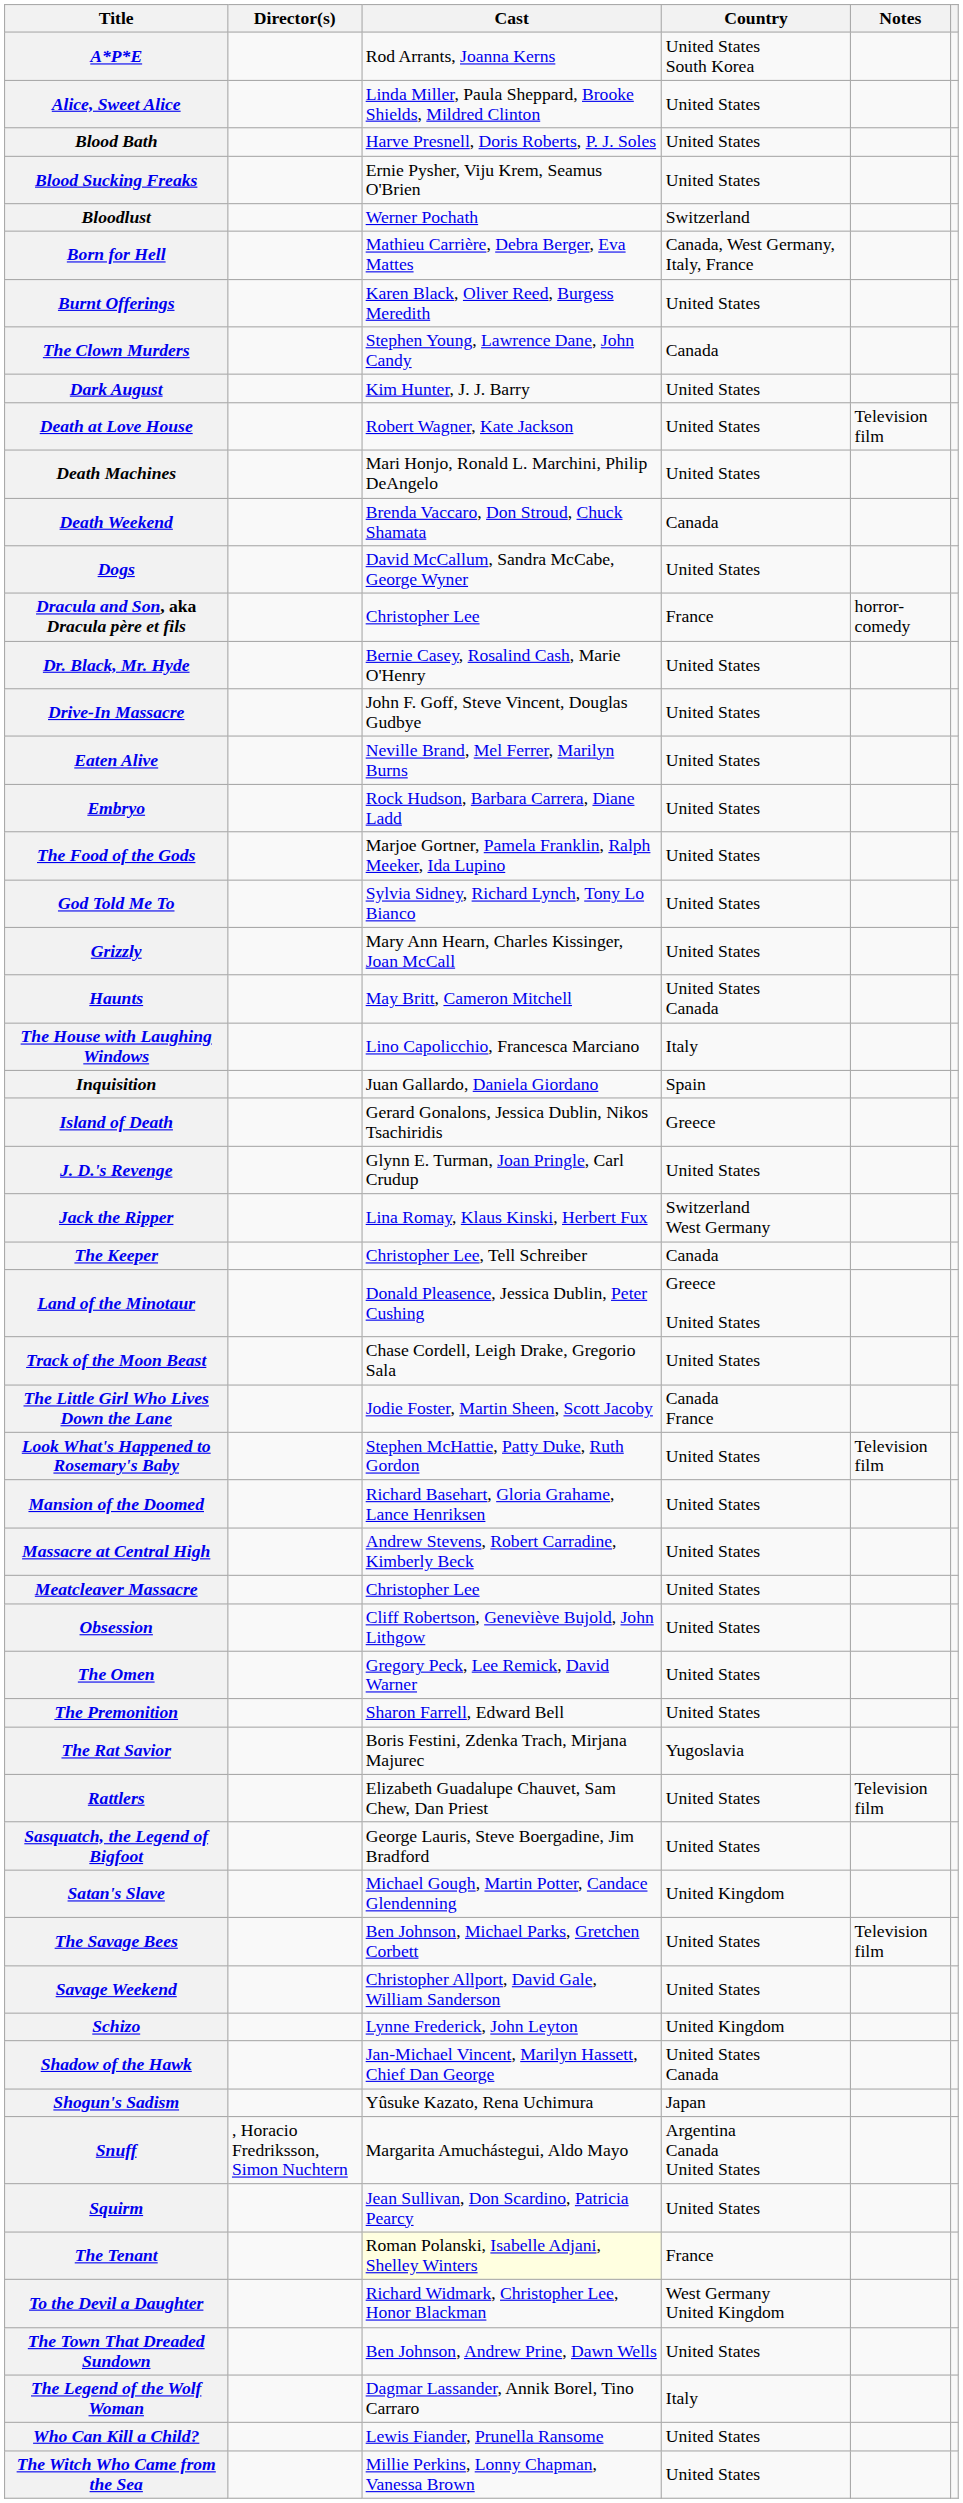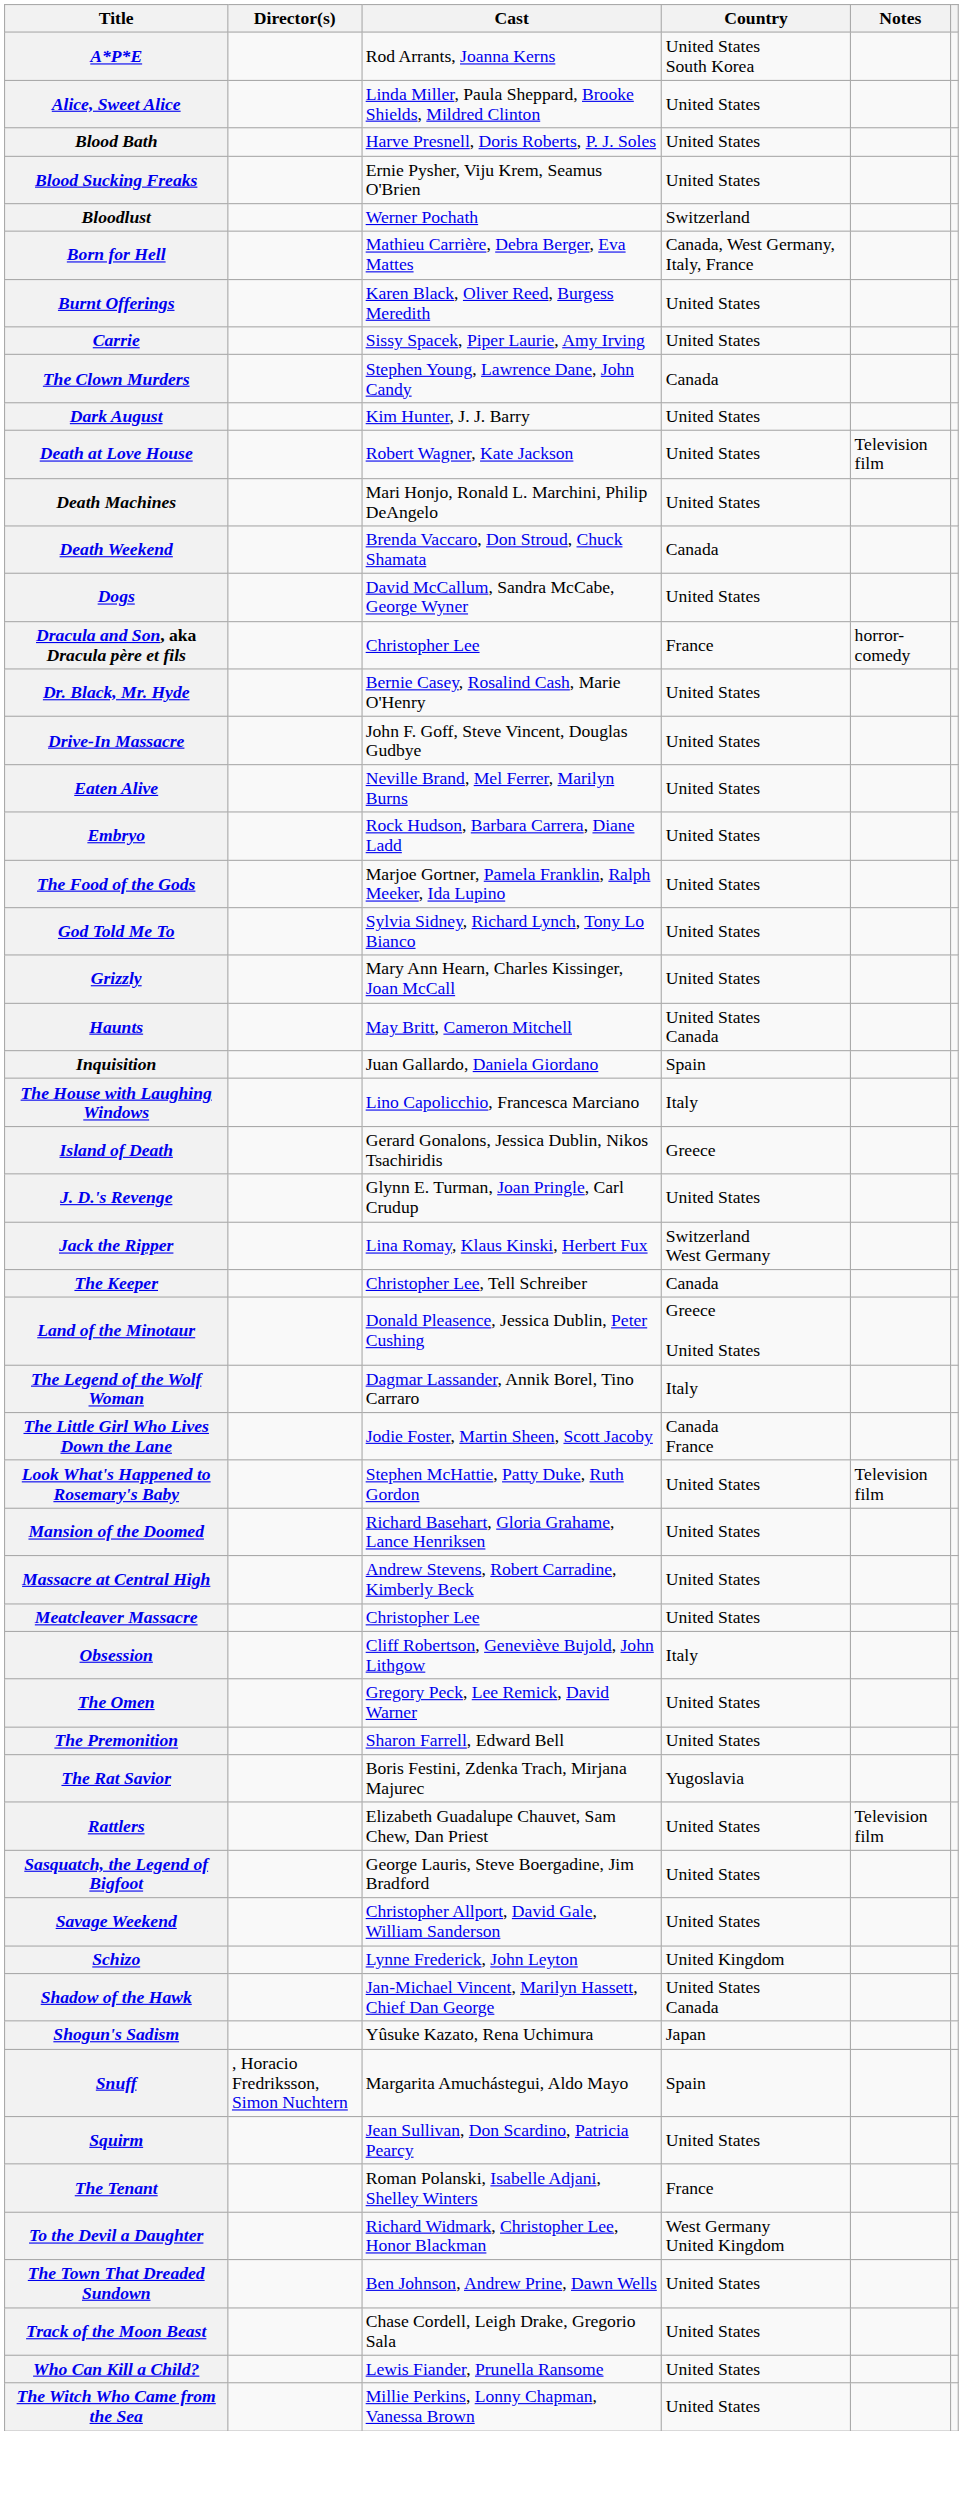+ row: (116, 340)
rows swapped: (116, 1046) <-> (116, 1084)
rows swapped: (116, 2398) <-> (116, 1360)
(713, 1627) United States -> (682, 1655) Italy
- row: (116, 1893)
- row: (116, 1941)
(713, 2150) Argentina Canada United States -> (686, 2082) Spain
(483, 2255) lightyellow background -> (483, 2188) no background
